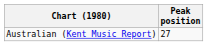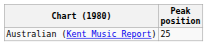(166, 34) 27 -> (166, 34) 25
